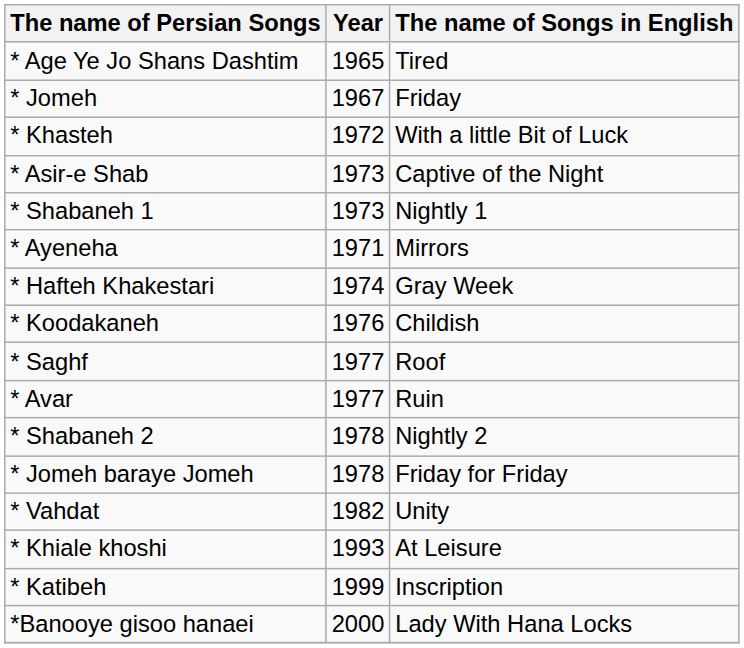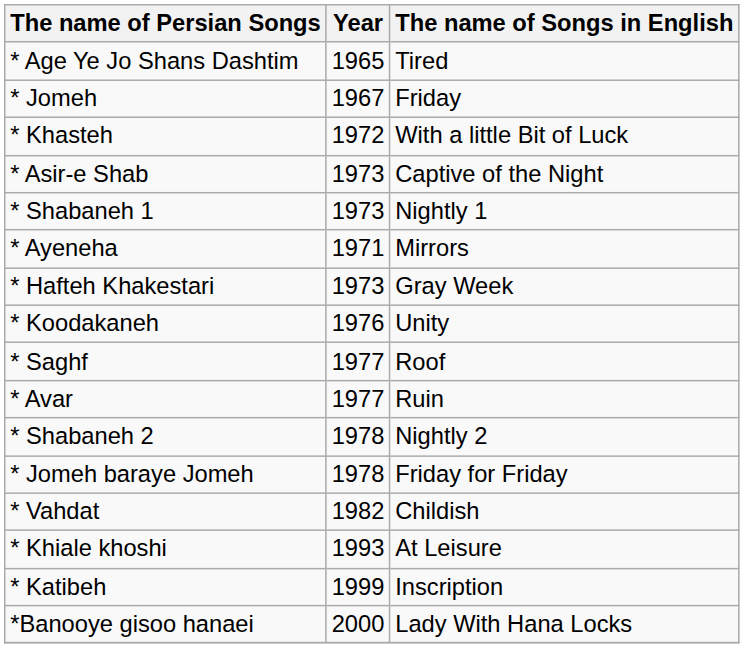(358, 286) 1974 -> (358, 286) 1973
(437, 323) Childish -> (422, 323) Unity
(422, 511) Unity -> (437, 511) Childish
